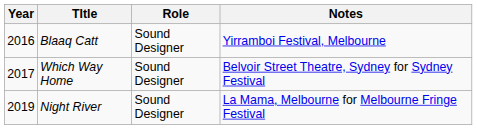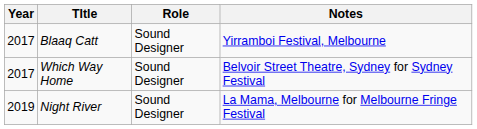(21, 40) 2016 -> (21, 40) 2017
